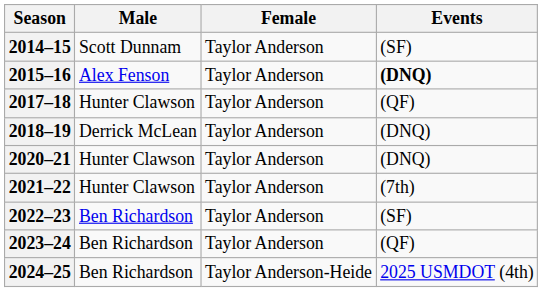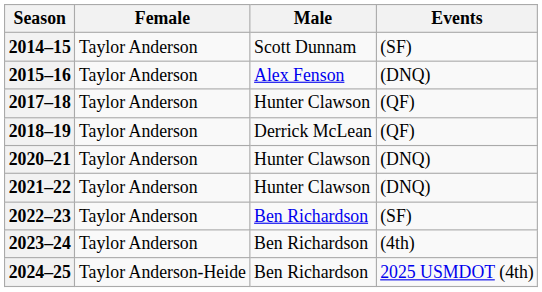columns swapped: (288, 18) <-> (138, 18)
(406, 74) bold -> (405, 74) normal
(405, 131) (DNQ) -> (397, 131) (QF)
(397, 187) (7th) -> (405, 187) (DNQ)
(397, 243) (QF) -> (397, 243) (4th)
